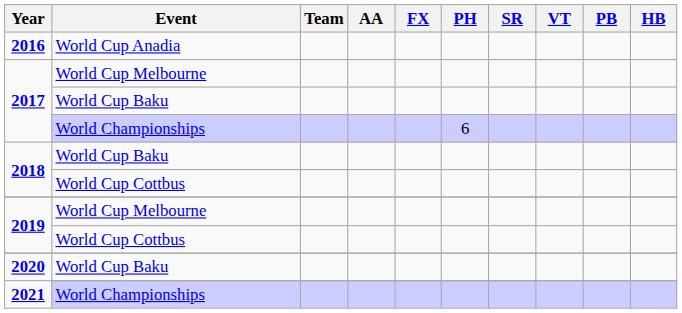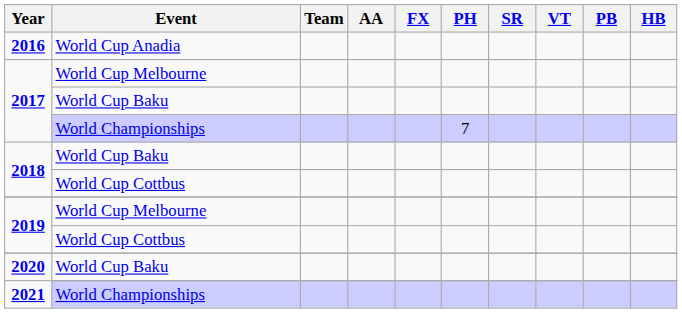(465, 128) 6 -> (465, 128) 7
